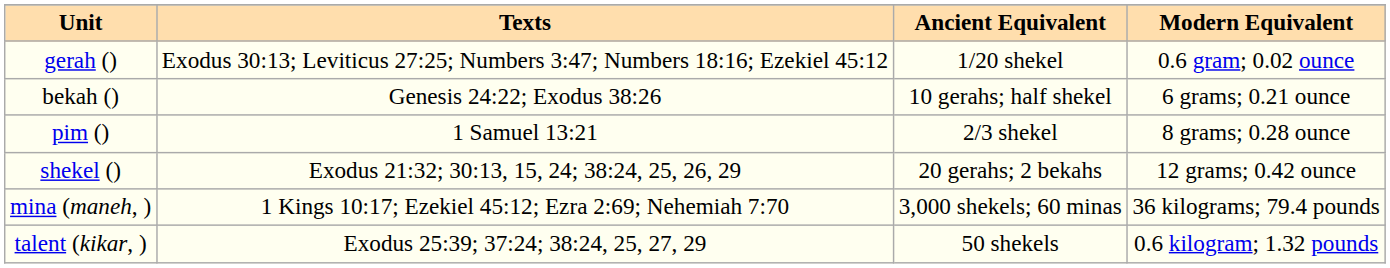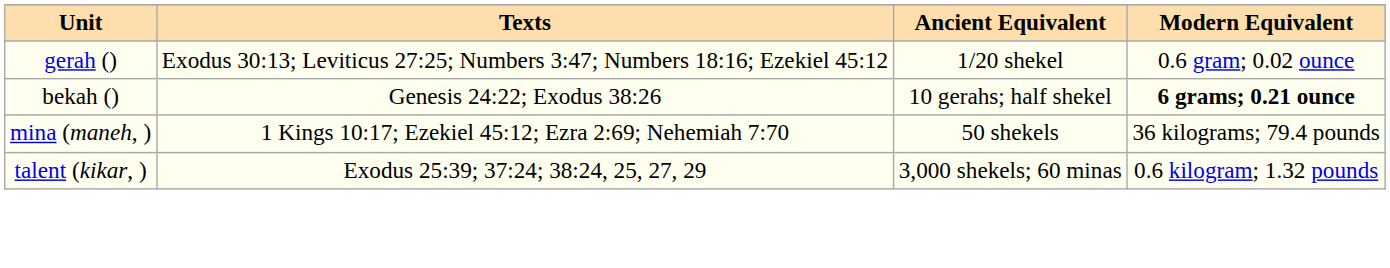(1256, 96) normal -> (1256, 96) bold
- row: (81, 133)
- row: (81, 170)
(1010, 206) 3,000 shekels; 60 minas -> (1010, 133) 50 shekels
(1010, 243) 50 shekels -> (1010, 170) 3,000 shekels; 60 minas
